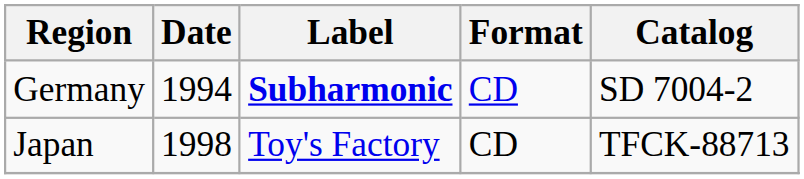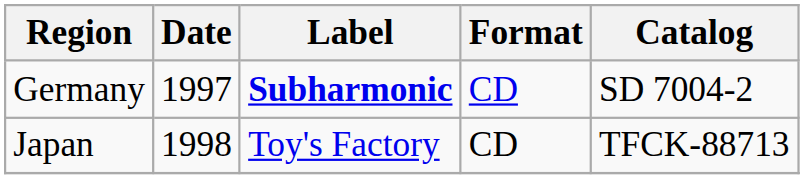(196, 88) 1994 -> (196, 88) 1997
